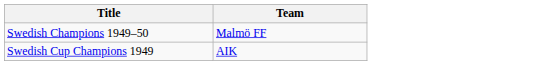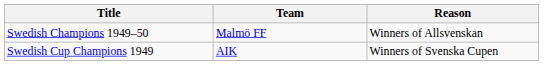+ column: (453, 13)
